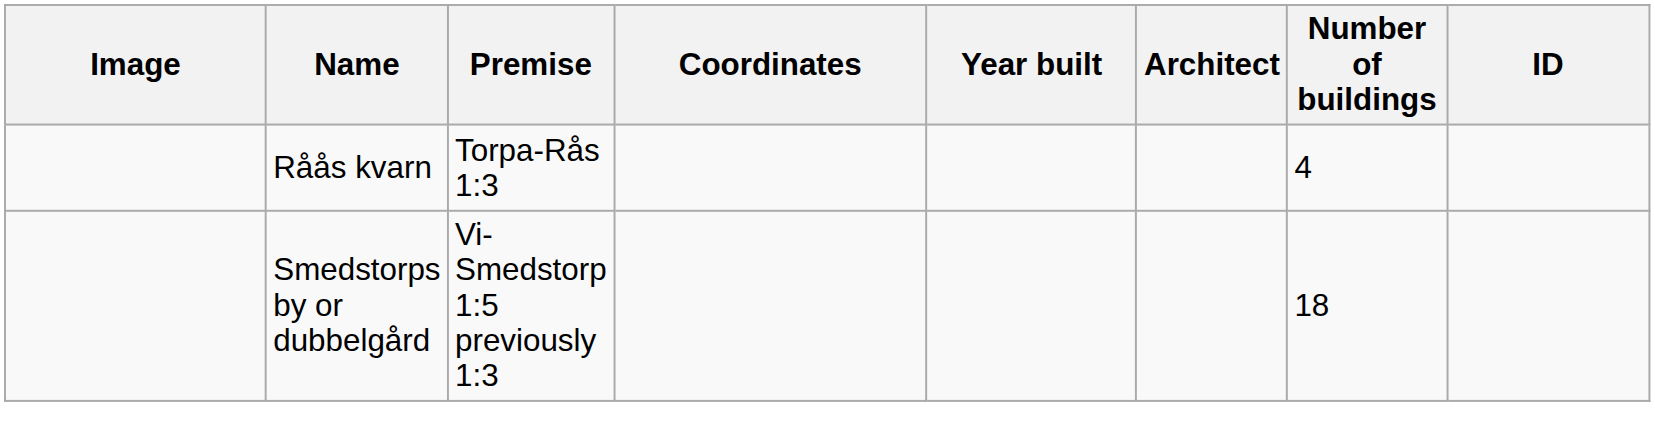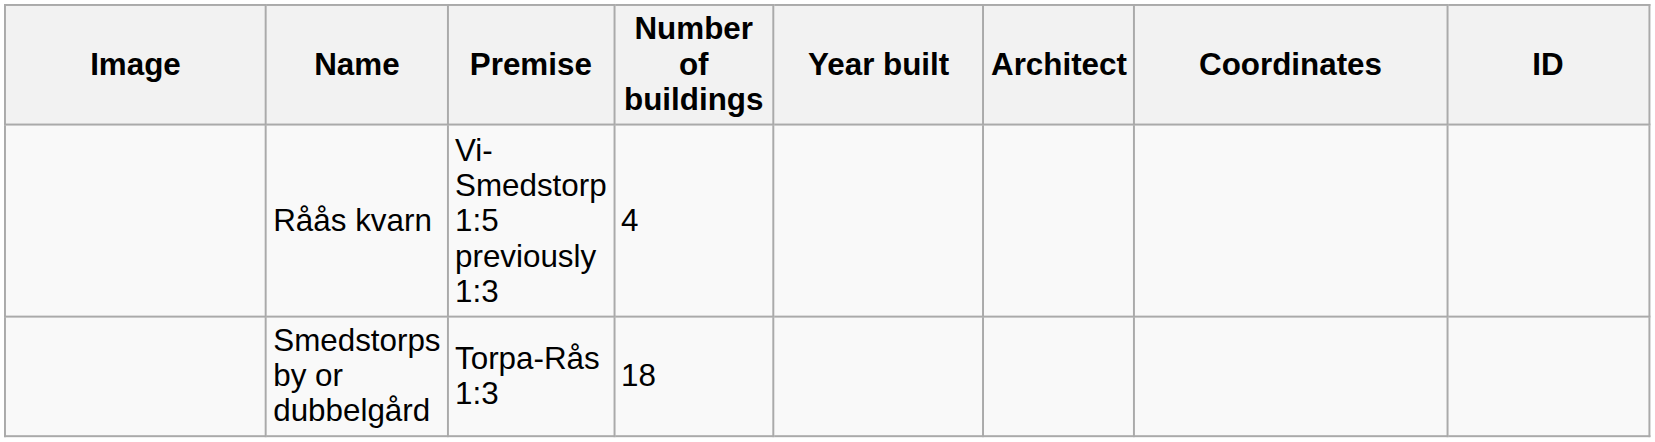columns swapped: (1367, 64) <-> (770, 64)
(527, 167) Torpa-Rås 1:3 -> (531, 220) Vi-Smedstorp 1:5 previously 1:3
(531, 305) Vi-Smedstorp 1:5 previously 1:3 -> (527, 375) Torpa-Rås 1:3
